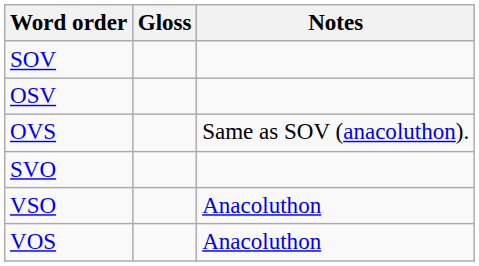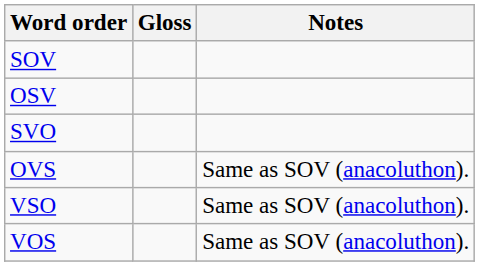rows swapped: (33, 168) <-> (33, 132)
(262, 205) Anacoluthon -> (336, 205) Same as SOV (anacoluthon).
(262, 242) Anacoluthon -> (336, 242) Same as SOV (anacoluthon).
